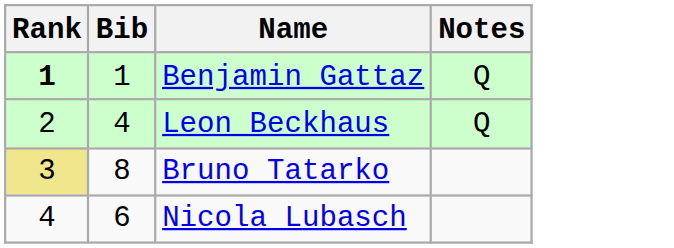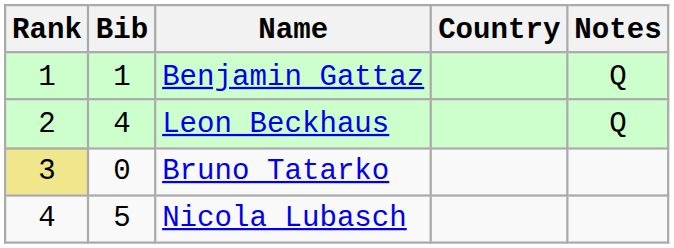+ column: (499, 29)
(47, 76) bold -> (47, 76) normal
(122, 171) 8 -> (122, 171) 0
(122, 219) 6 -> (122, 219) 5
